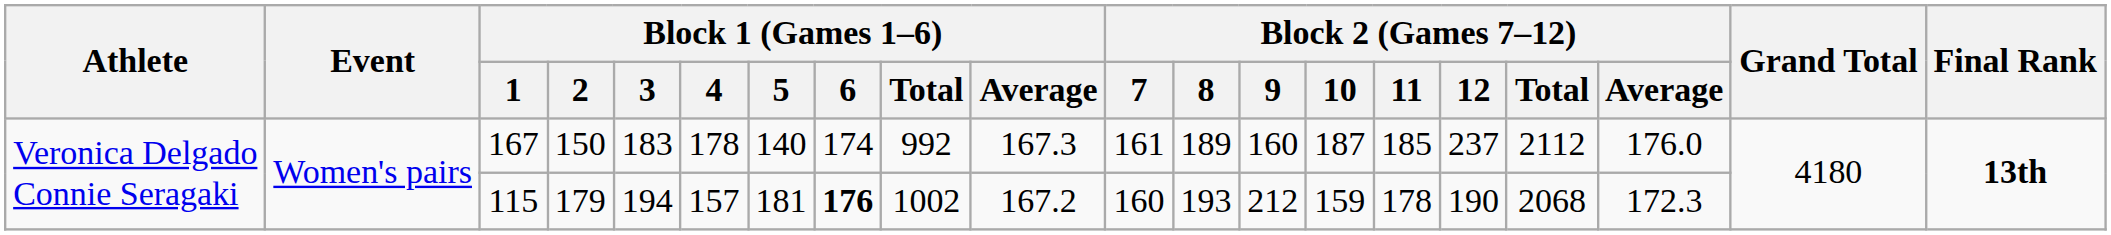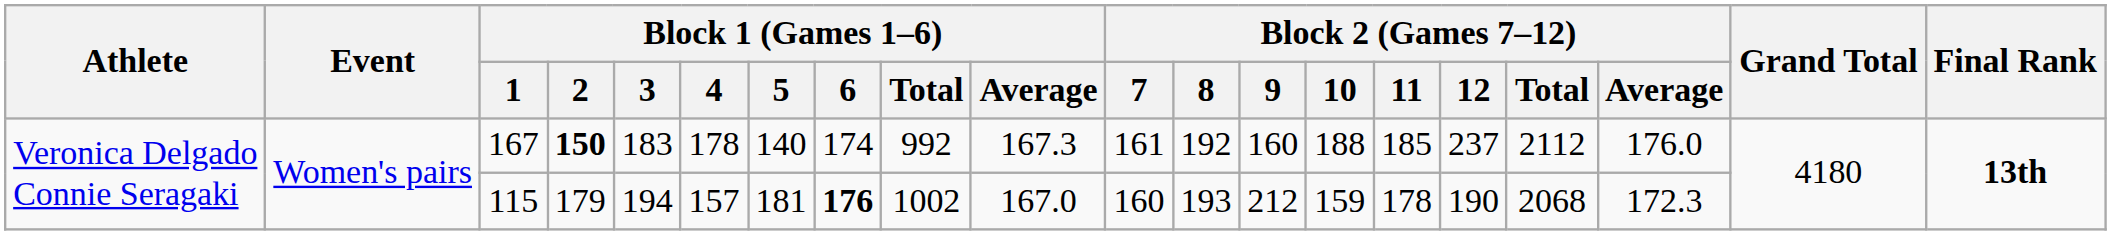(580, 145) normal -> (580, 145) bold
(1206, 145) 189 -> (1206, 145) 192
(1340, 145) 187 -> (1340, 145) 188
(1039, 201) 167.2 -> (1039, 201) 167.0
